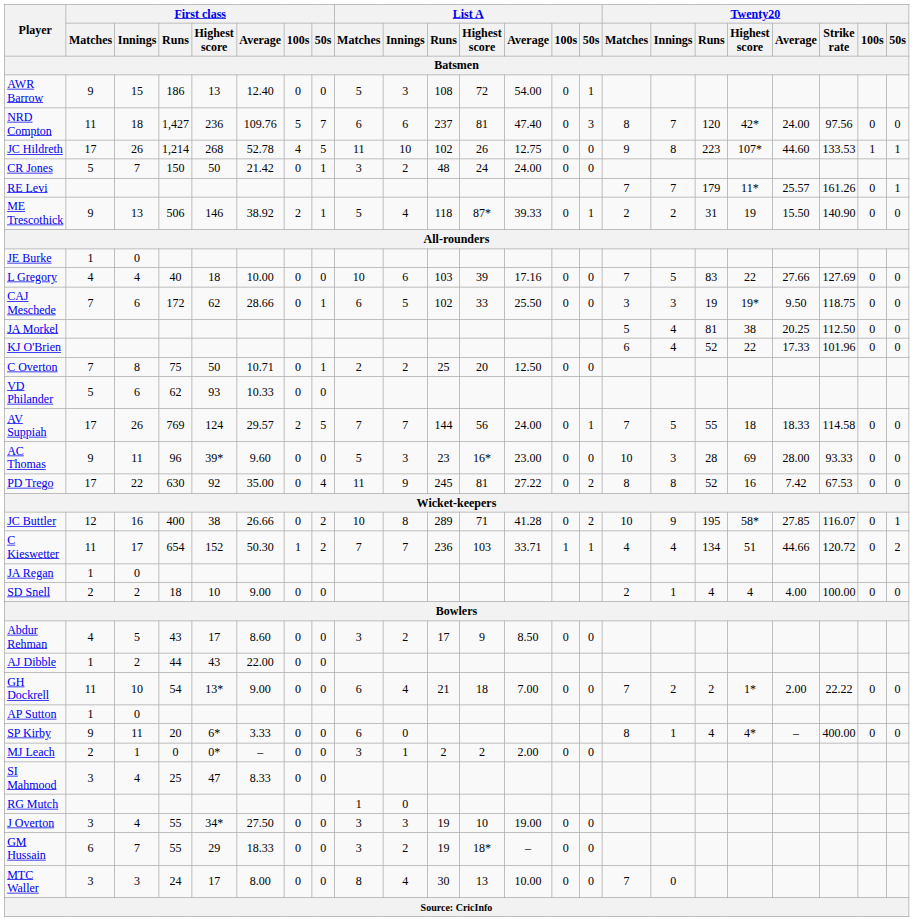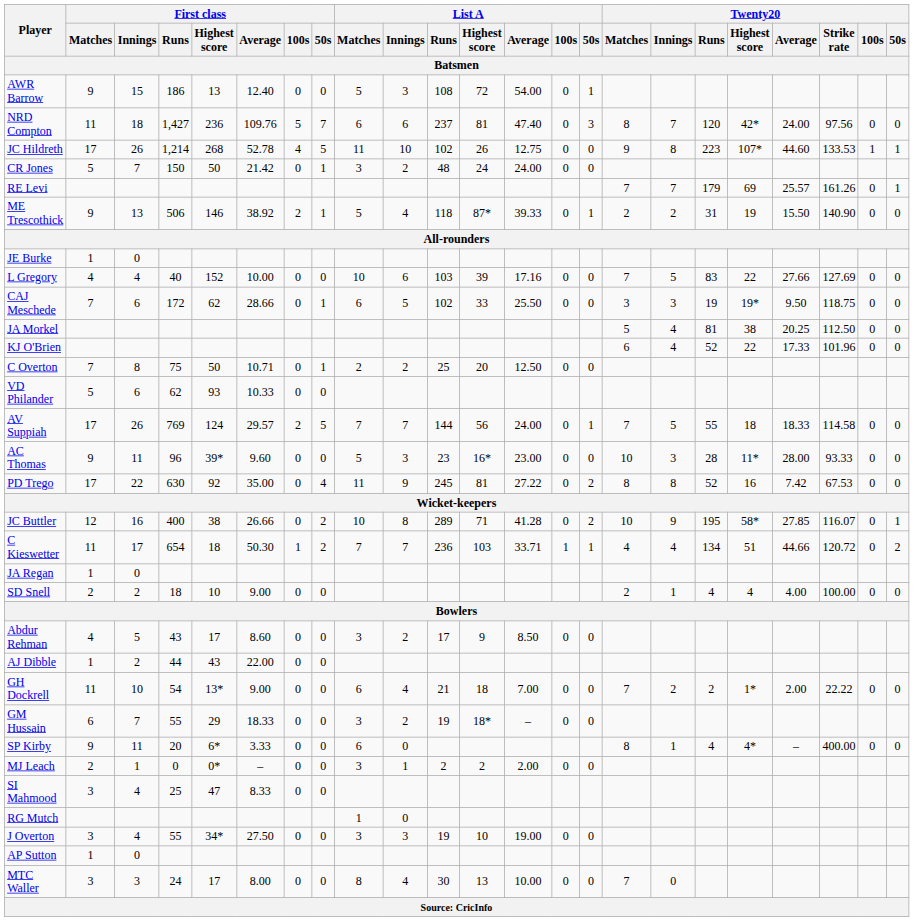(750, 187) 11* -> (750, 187) 69
(214, 277) 18 -> (214, 277) 152
(750, 457) 69 -> (750, 457) 11*
(214, 547) 152 -> (214, 547) 18
rows swapped: (26, 848) <-> (32, 714)
